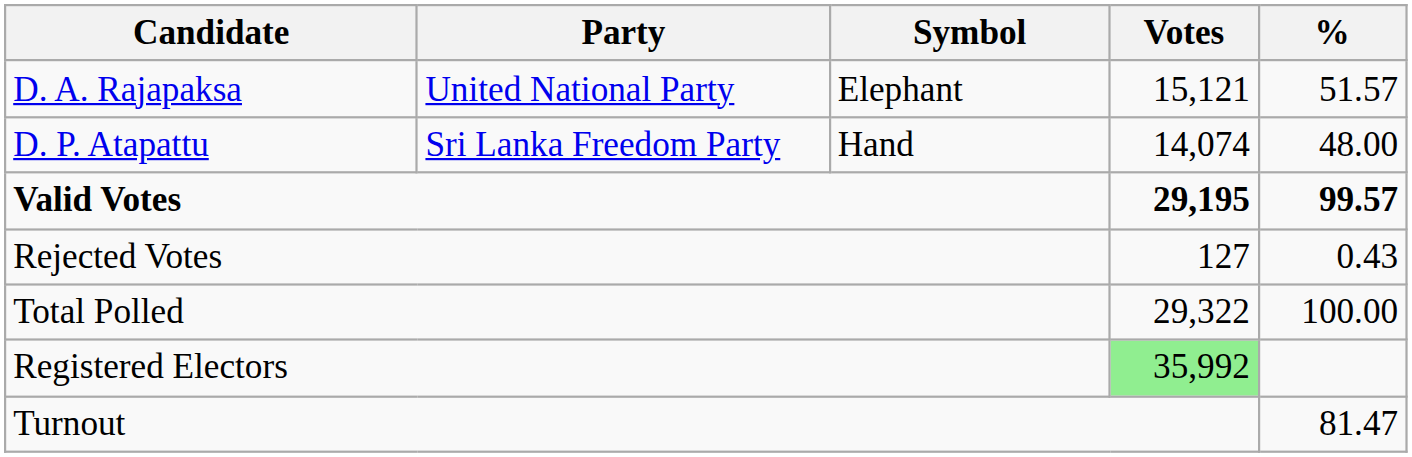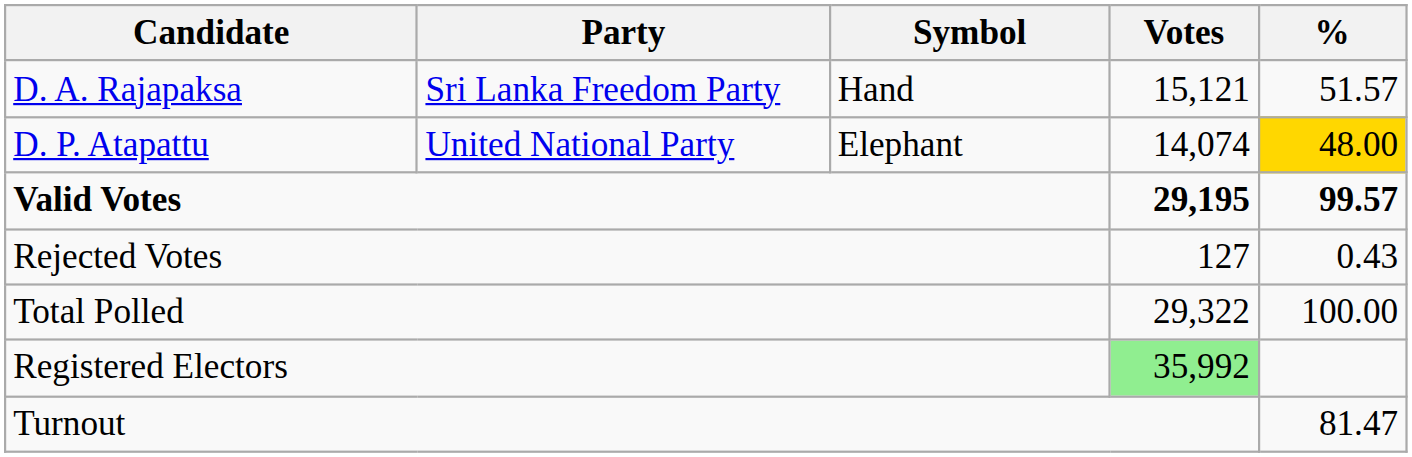(580, 88) United National Party -> (603, 88) Sri Lanka Freedom Party
(900, 88) Elephant -> (876, 88) Hand
(603, 144) Sri Lanka Freedom Party -> (580, 144) United National Party
(876, 144) Hand -> (900, 144) Elephant
(1359, 144) no background -> (1359, 144) gold background
